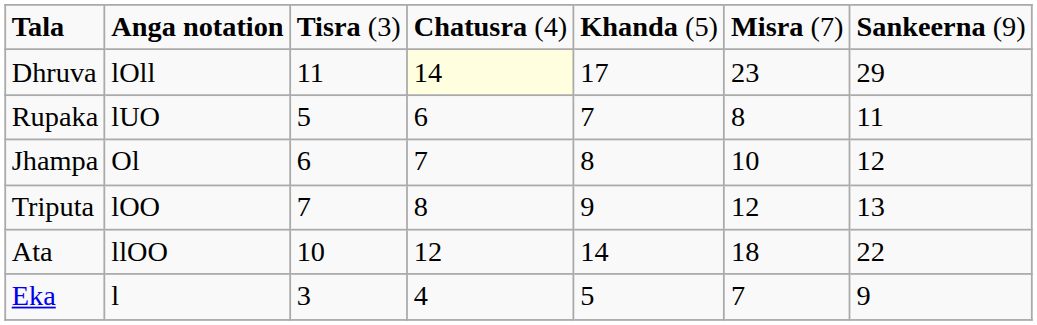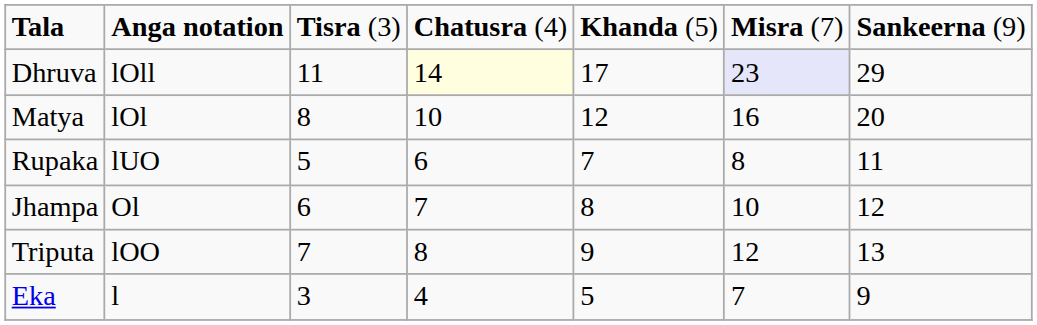(745, 71) no background -> (745, 71) lavender background
+ row: (48, 116)
- row: (32, 251)
